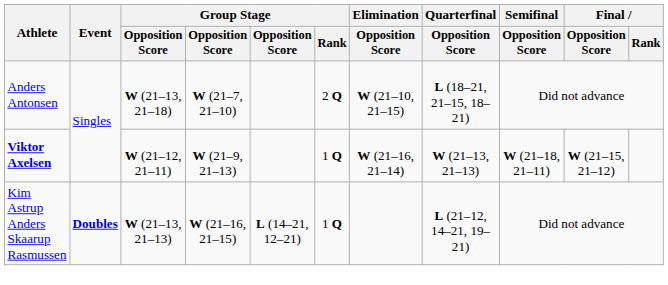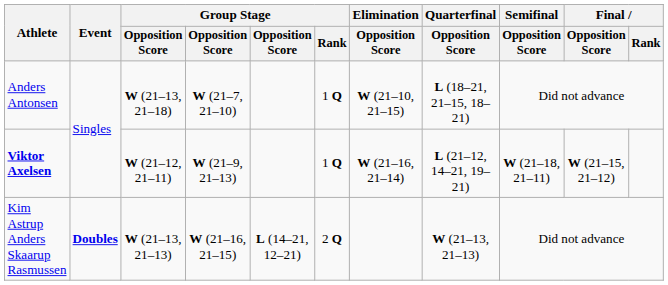(332, 95) 2 Q -> (332, 95) 1 Q
(461, 163) W (21–13, 21–13) -> (461, 171) L (21–12, 14–21, 19–21)
(332, 223) 1 Q -> (332, 239) 2 Q
(461, 231) L (21–12, 14–21, 19–21) -> (461, 247) W (21–13, 21–13)
